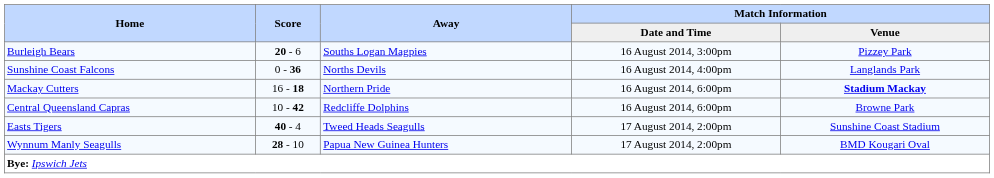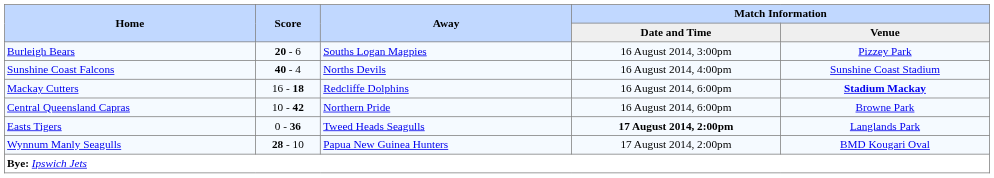(288, 70) 0 - 36 -> (288, 70) 40 - 4
(885, 70) Langlands Park -> (885, 70) Sunshine Coast Stadium
(357, 88) Northern Pride -> (366, 88) Redcliffe Dolphins
(366, 107) Redcliffe Dolphins -> (357, 107) Northern Pride
(288, 126) 40 - 4 -> (288, 126) 0 - 36
(676, 126) normal -> (676, 126) bold
(885, 126) Sunshine Coast Stadium -> (885, 126) Langlands Park
